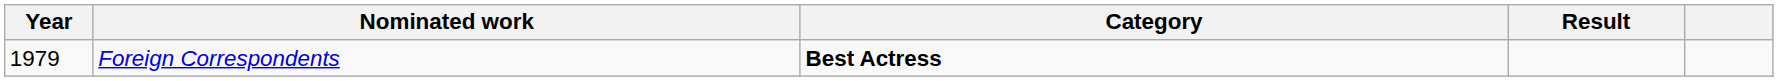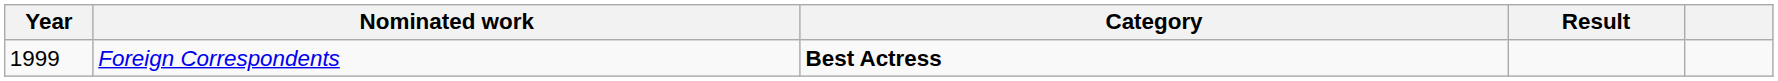(35, 57) 1979 -> (35, 57) 1999
